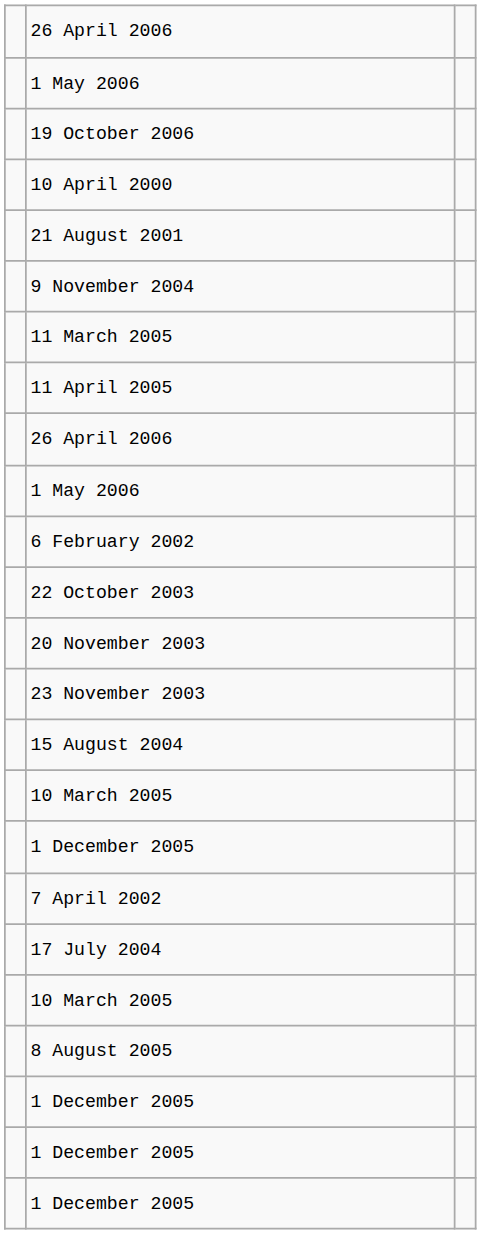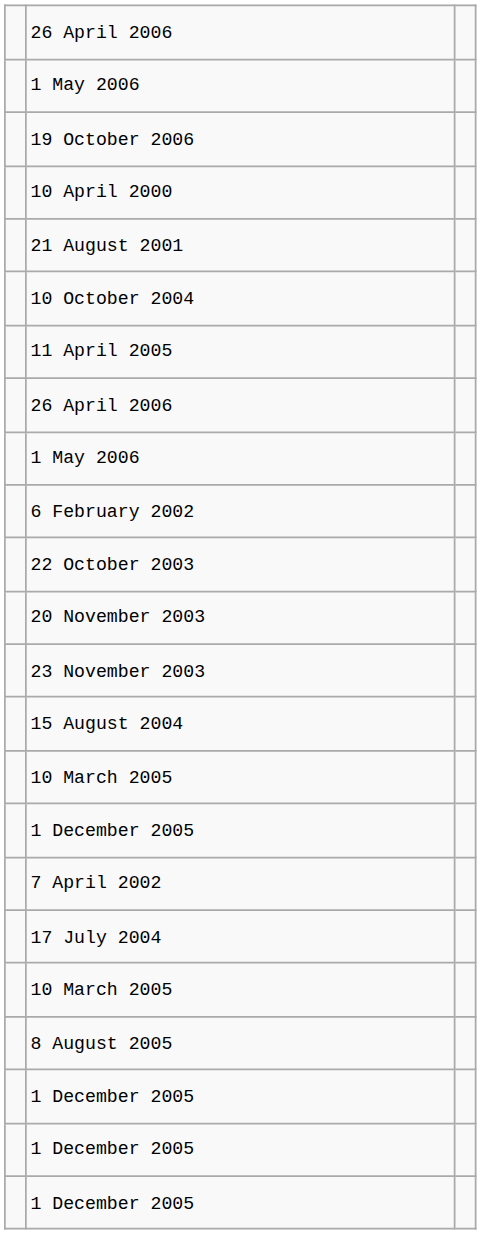+ row: (15, 299)
- row: (15, 286)
- row: (15, 337)
